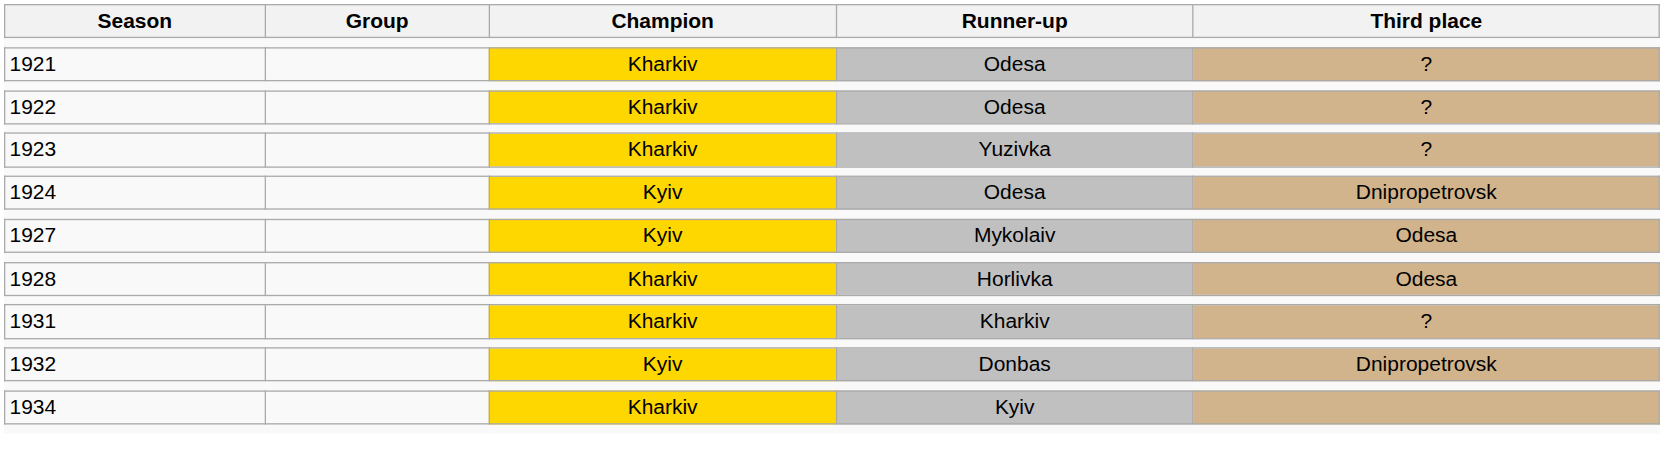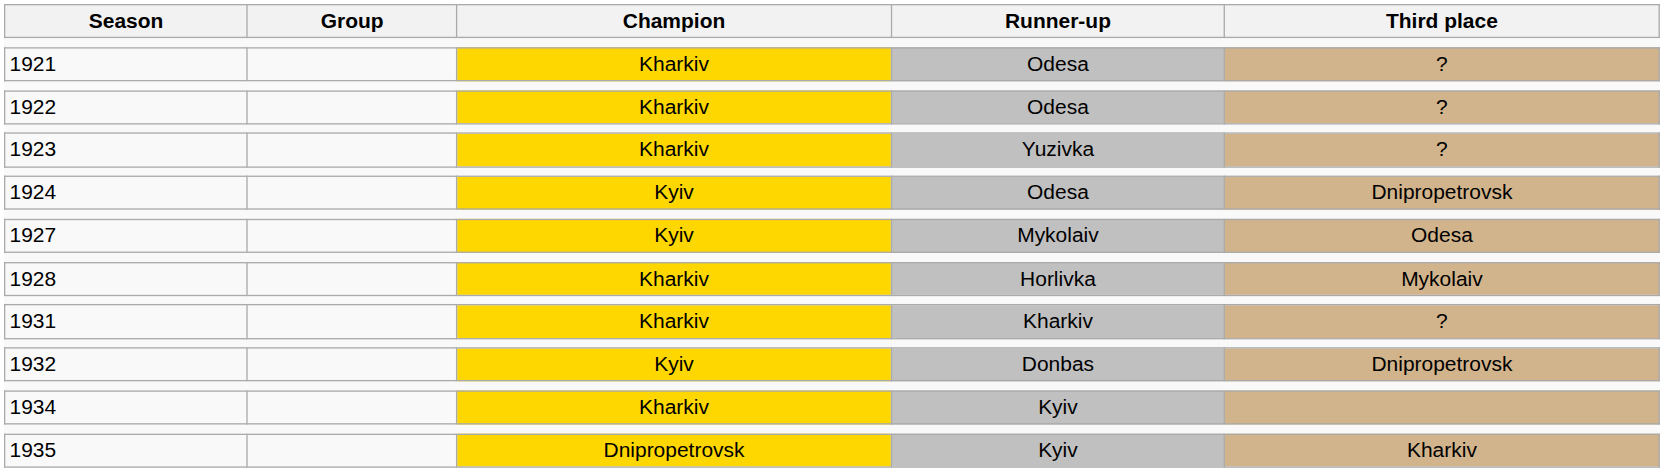(1426, 278) Odesa -> (1442, 278) Mykolaiv
+ row: (33, 450)
